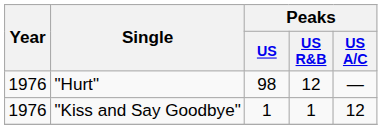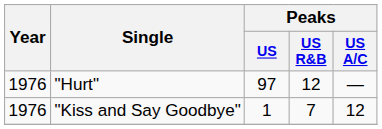(267, 84) 98 -> (267, 84) 97
(311, 111) 1 -> (311, 111) 7
